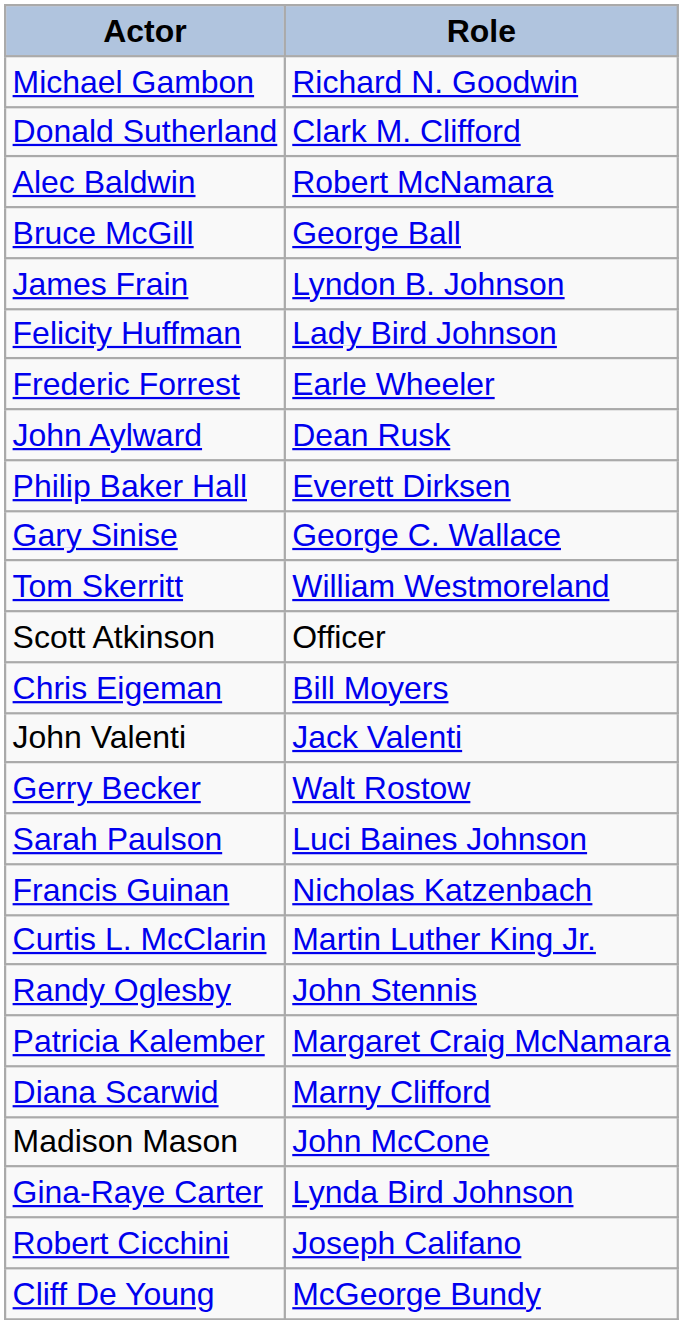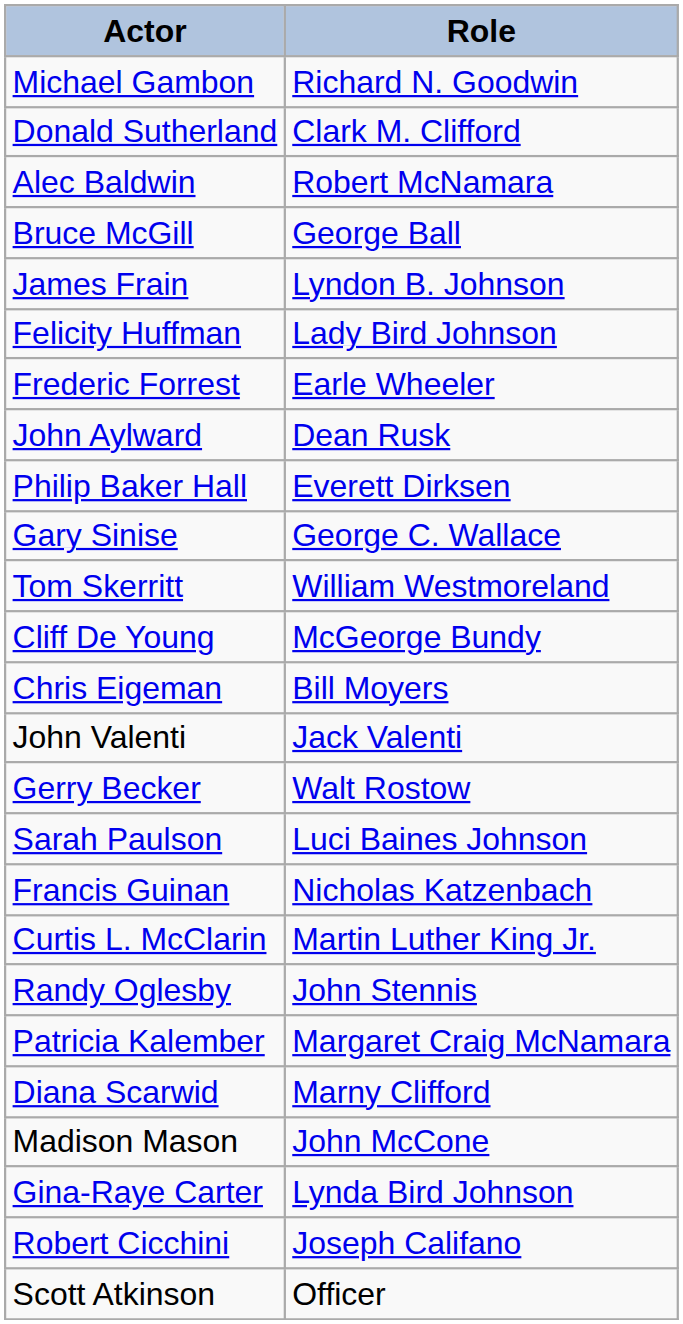rows swapped: (114, 1293) <-> (114, 637)
